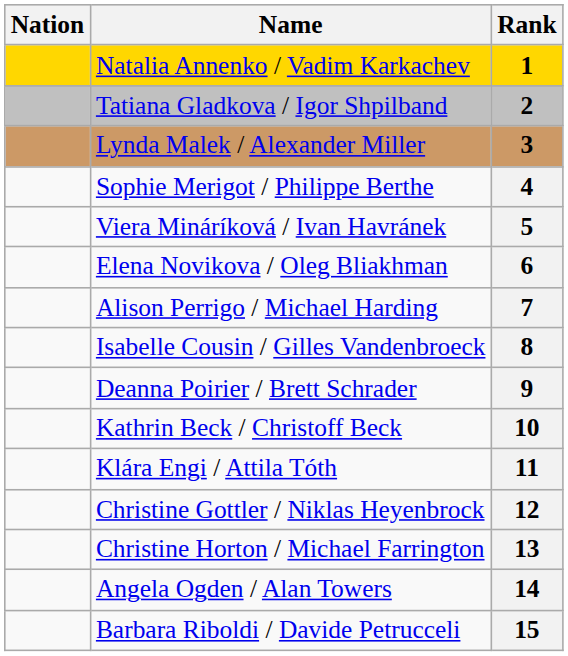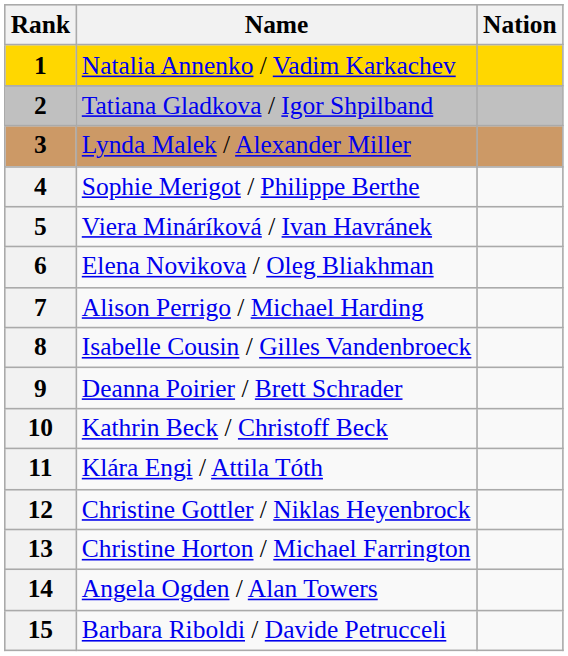columns swapped: (527, 24) <-> (47, 24)
